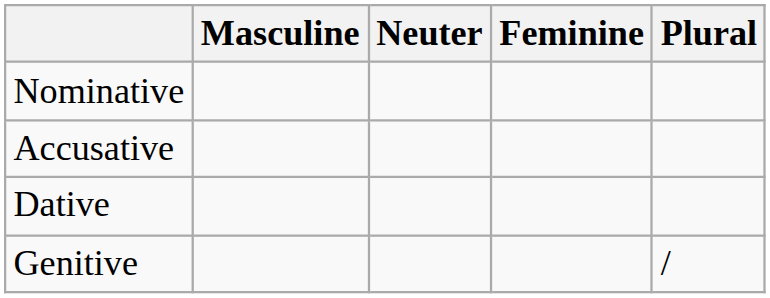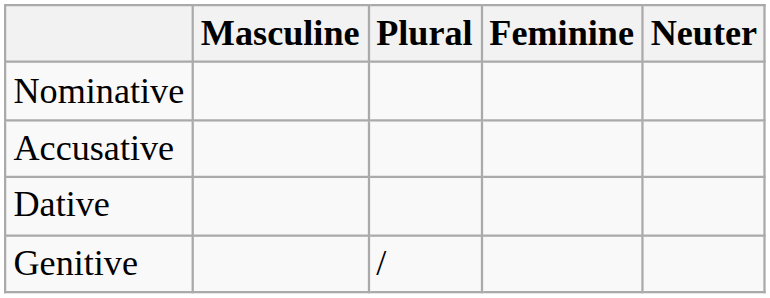columns swapped: (429, 33) <-> (709, 33)
